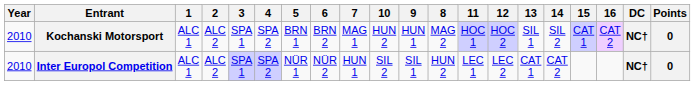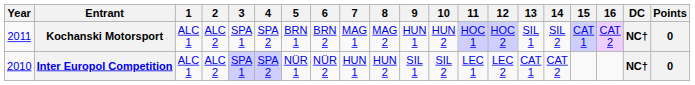columns swapped: (443, 13) <-> (384, 13)
(19, 36) 2010 -> (19, 36) 2011
